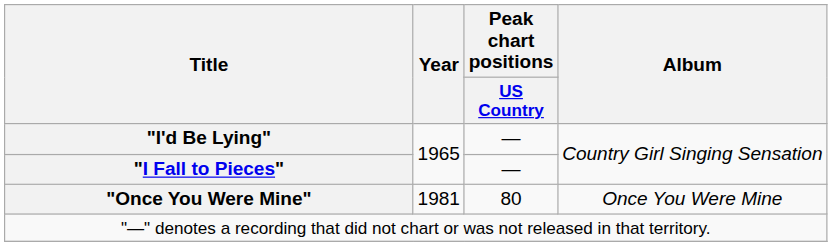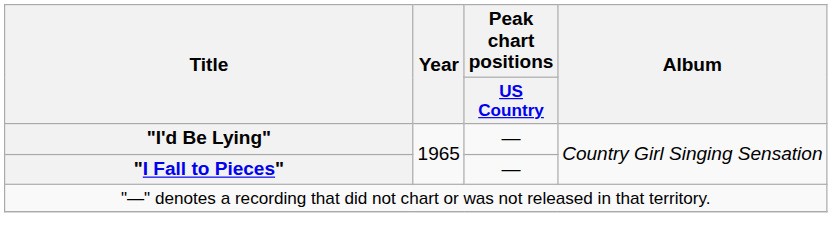- row: (209, 199)
